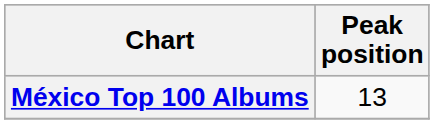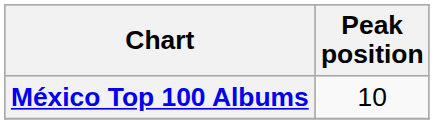(372, 97) 13 -> (372, 97) 10
